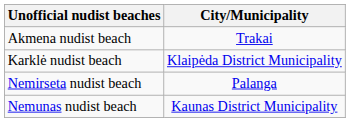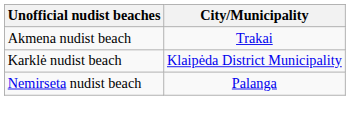- row: (72, 106)
